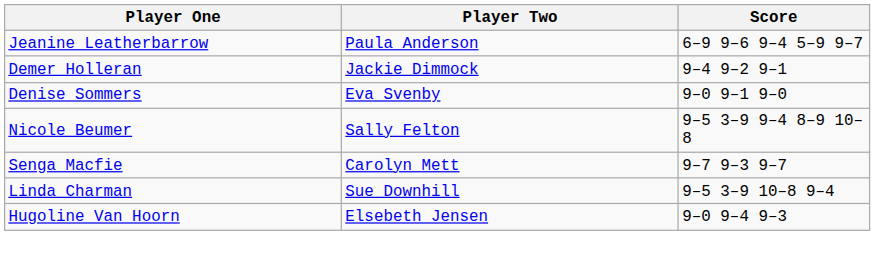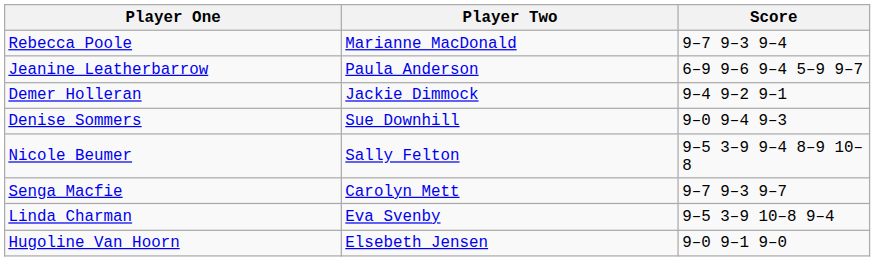+ row: (70, 43)
(393, 95) Eva Svenby -> (402, 121) Sue Downhill
(735, 95) 9–0 9–1 9–0 -> (735, 121) 9–0 9–4 9–3
(402, 191) Sue Downhill -> (393, 217) Eva Svenby
(735, 217) 9–0 9–4 9–3 -> (735, 243) 9–0 9–1 9–0
